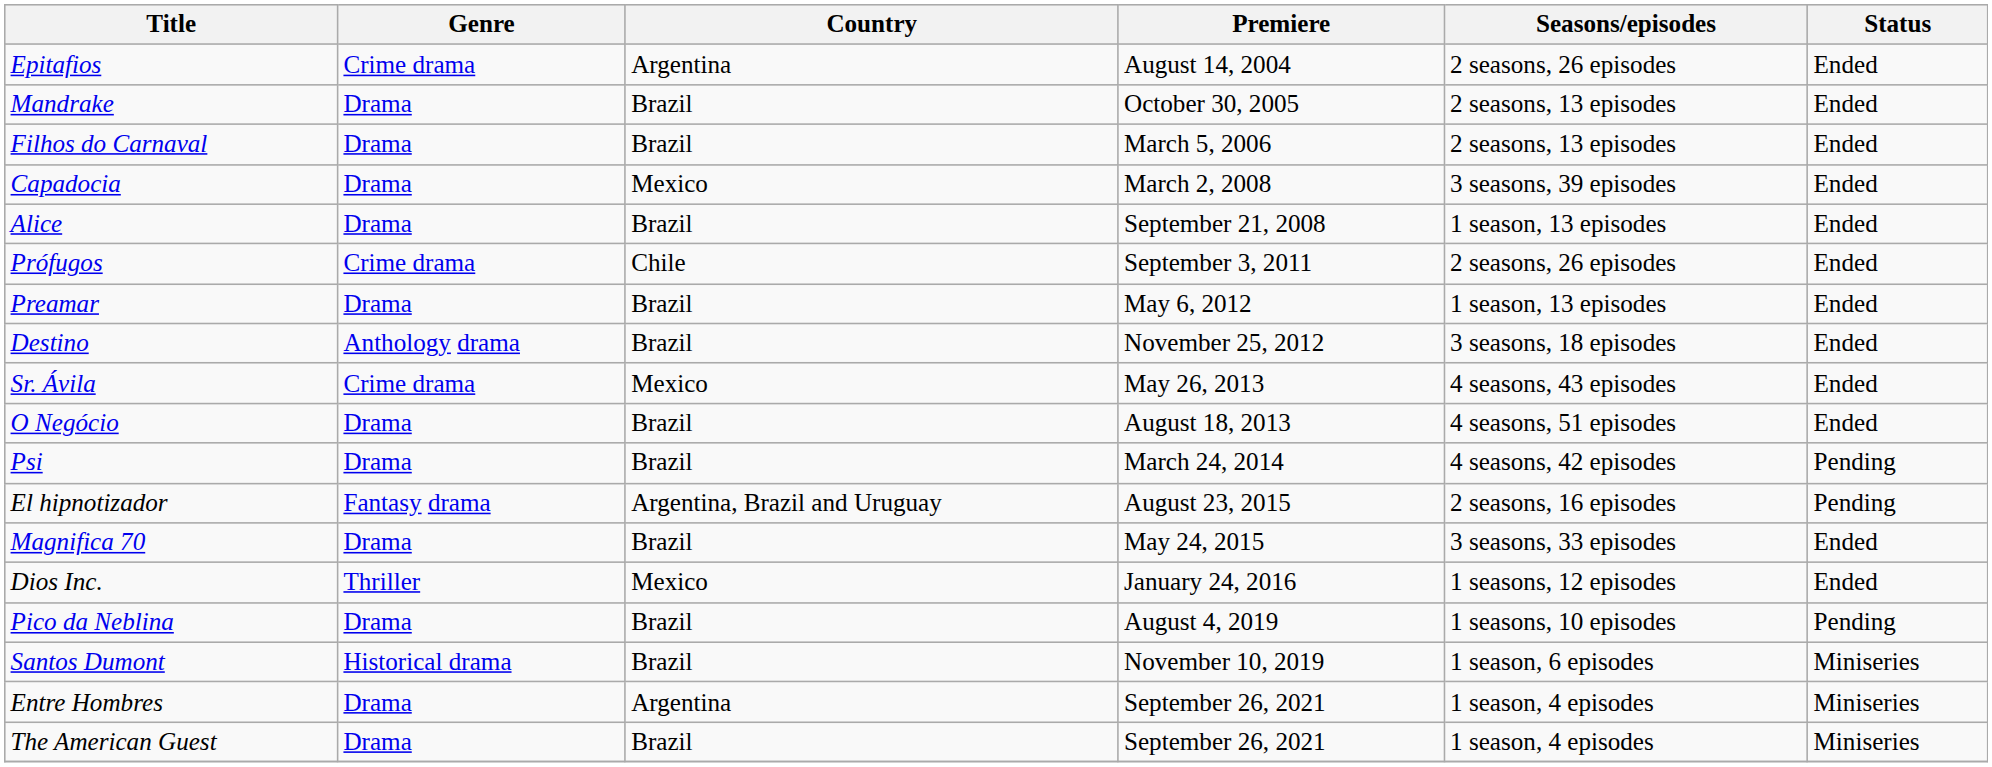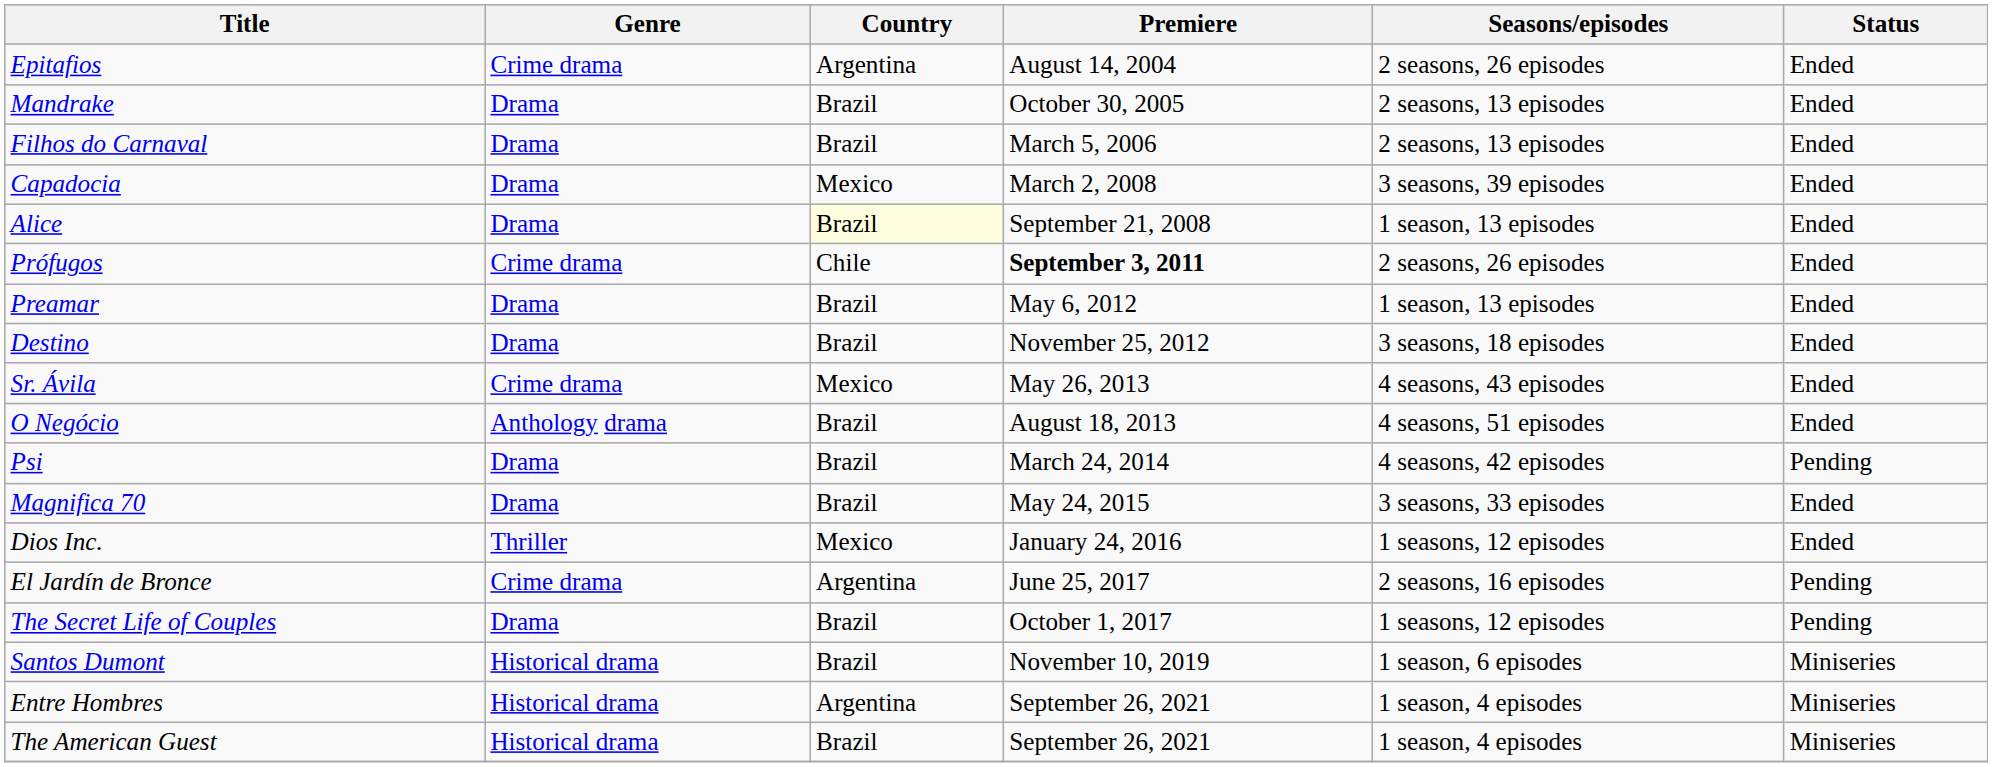(662, 223) no background -> (847, 223) lightyellow background
(1218, 263) normal -> (1107, 263) bold
(432, 343) Anthology drama -> (525, 343) Drama
(378, 422) Drama -> (579, 422) Anthology drama
- row: (89, 502)
+ row: (111, 582)
+ row: (143, 622)
- row: (92, 622)
(378, 701) Drama -> (575, 701) Historical drama
(378, 741) Drama -> (575, 741) Historical drama
